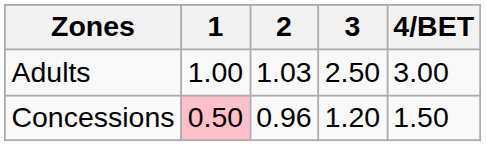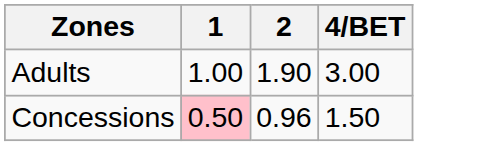- column: (352, 27)
(284, 72) 1.03 -> (284, 72) 1.90
